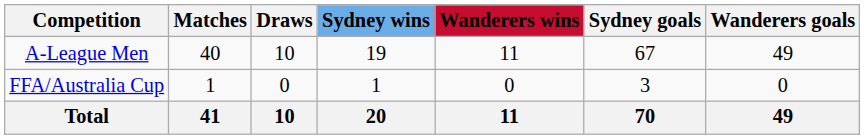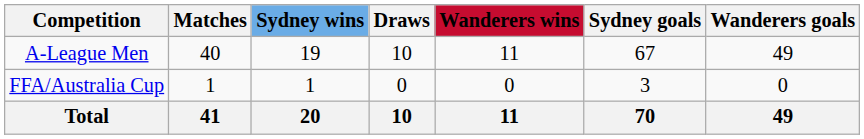columns swapped: (376, 20) <-> (284, 20)
